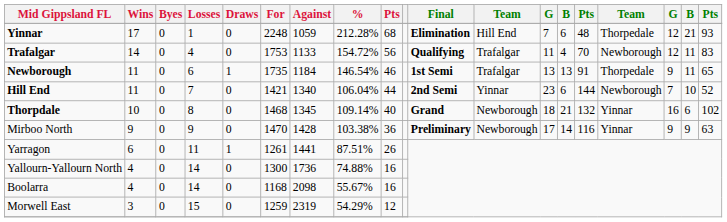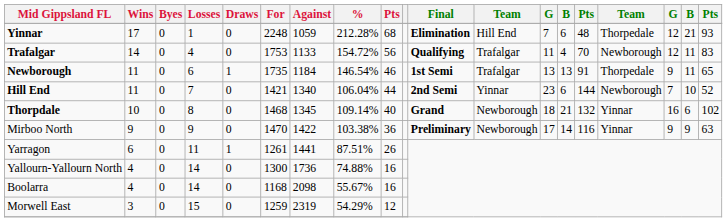(304, 129) 1428 -> (304, 129) 1422
